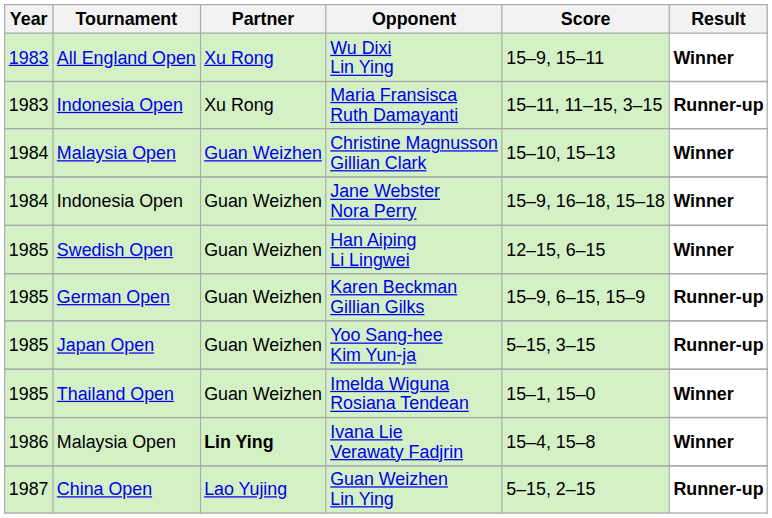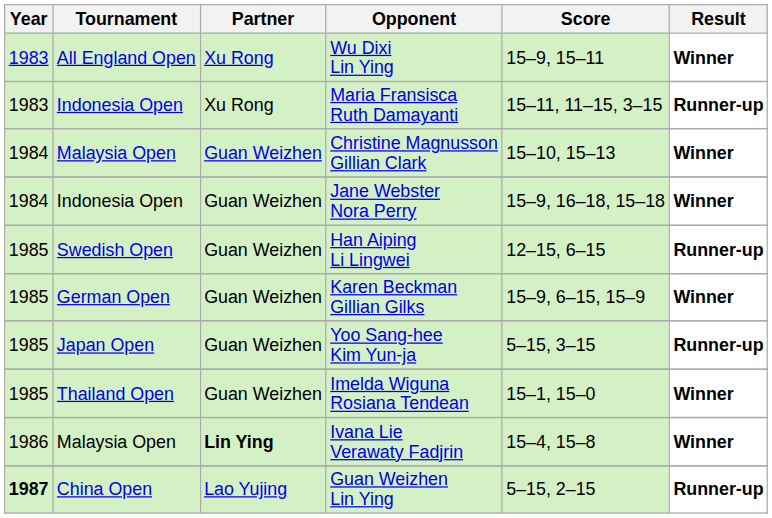(704, 249) Winner -> (718, 249) Runner-up
(718, 297) Runner-up -> (704, 297) Winner
(29, 490) normal -> (29, 490) bold
